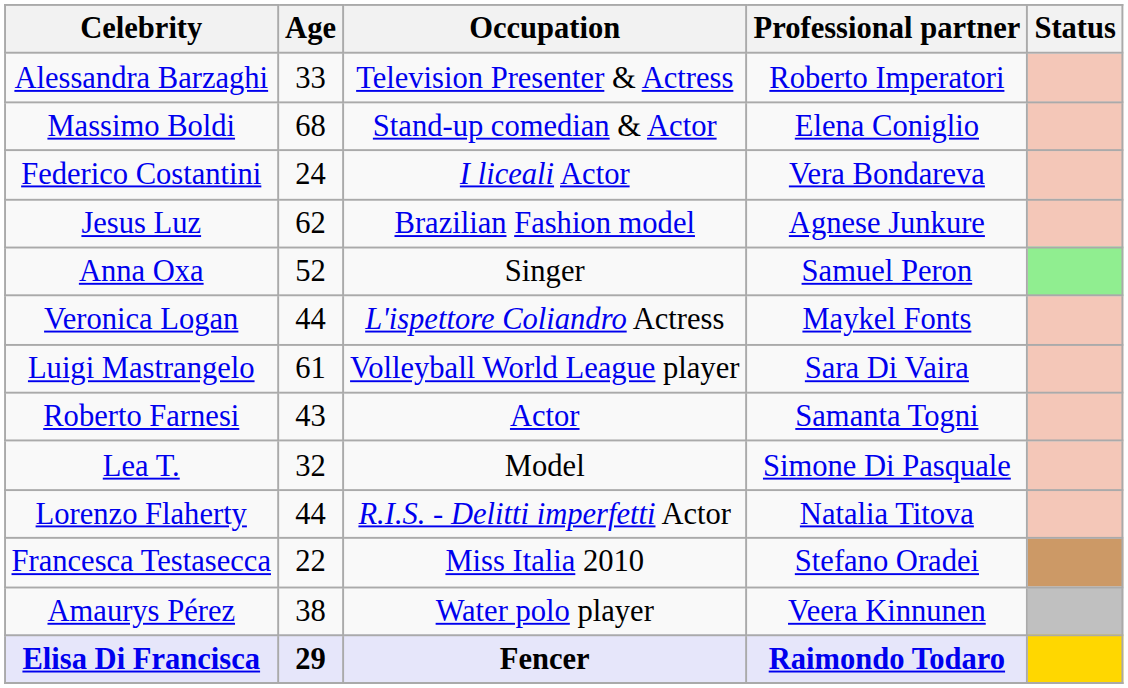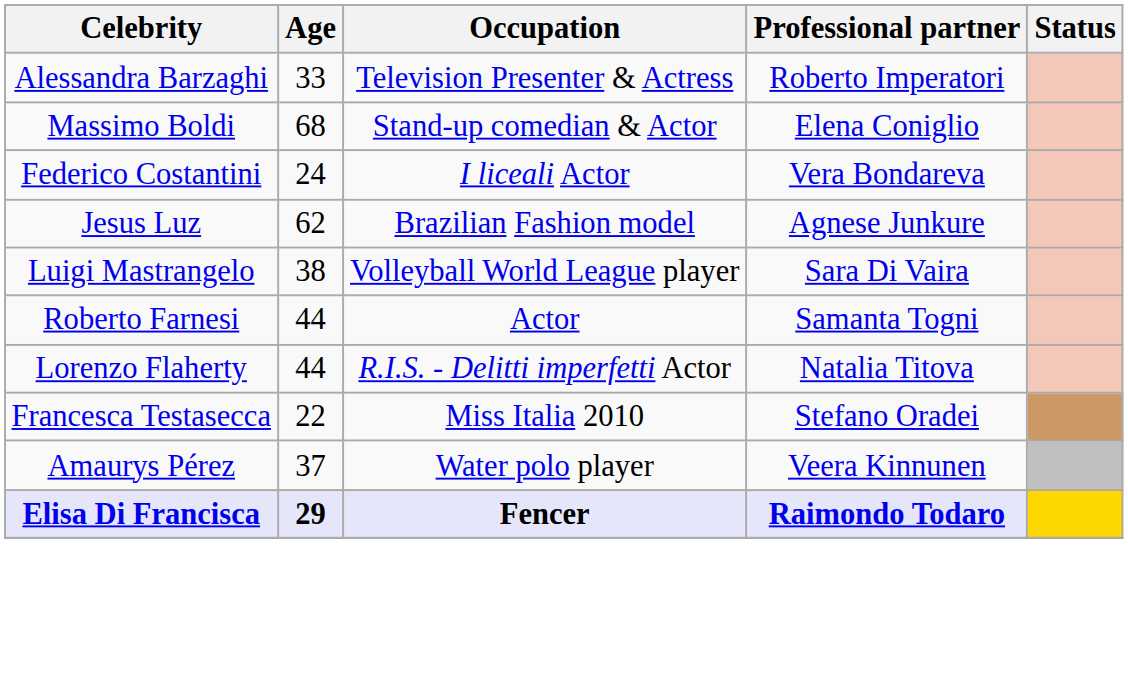- row: (141, 271)
- row: (141, 319)
(311, 367) 61 -> (311, 271) 38
(311, 416) 43 -> (311, 319) 44
- row: (141, 464)
(311, 610) 38 -> (311, 464) 37
